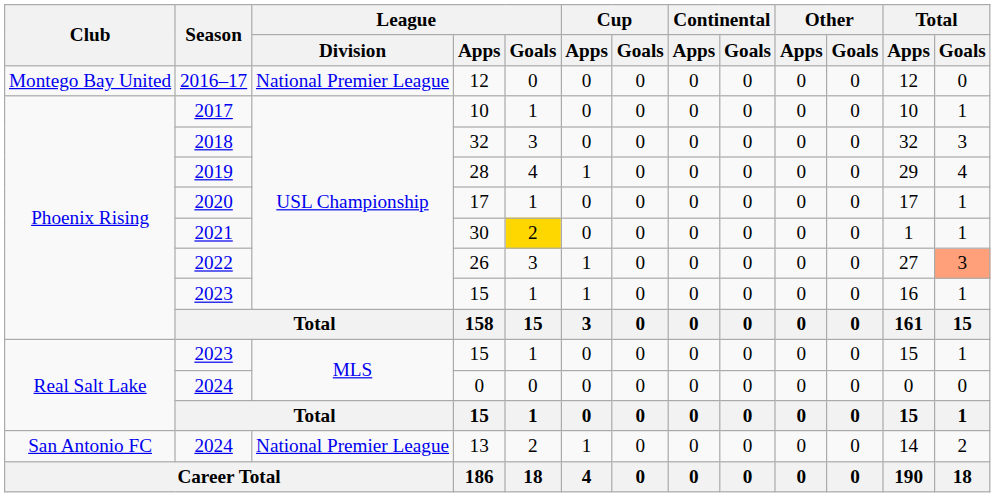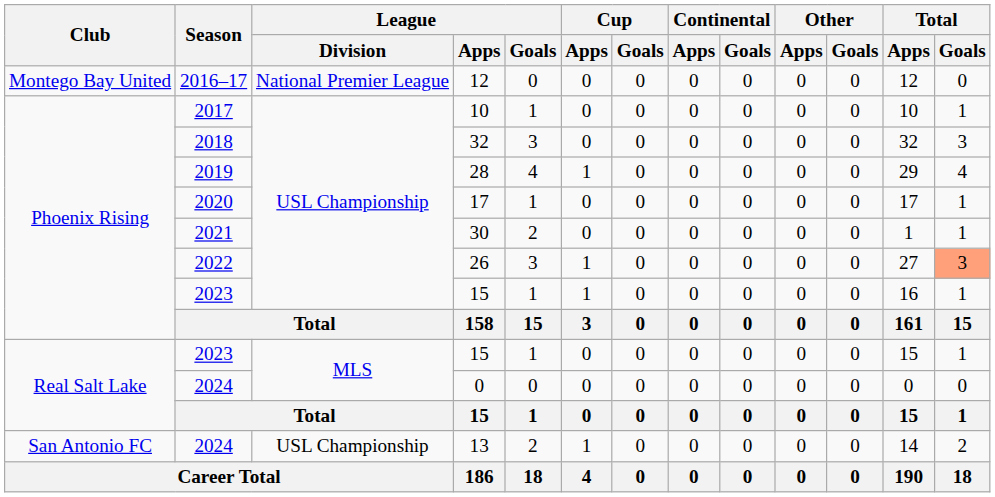(533, 232) gold background -> (533, 232) no background
(353, 446) National Premier League -> (353, 446) USL Championship
